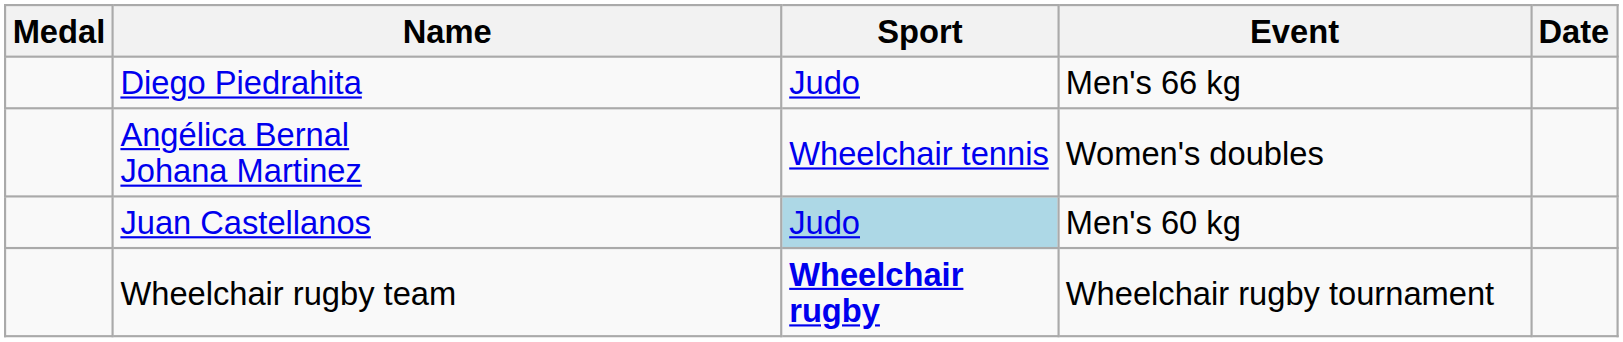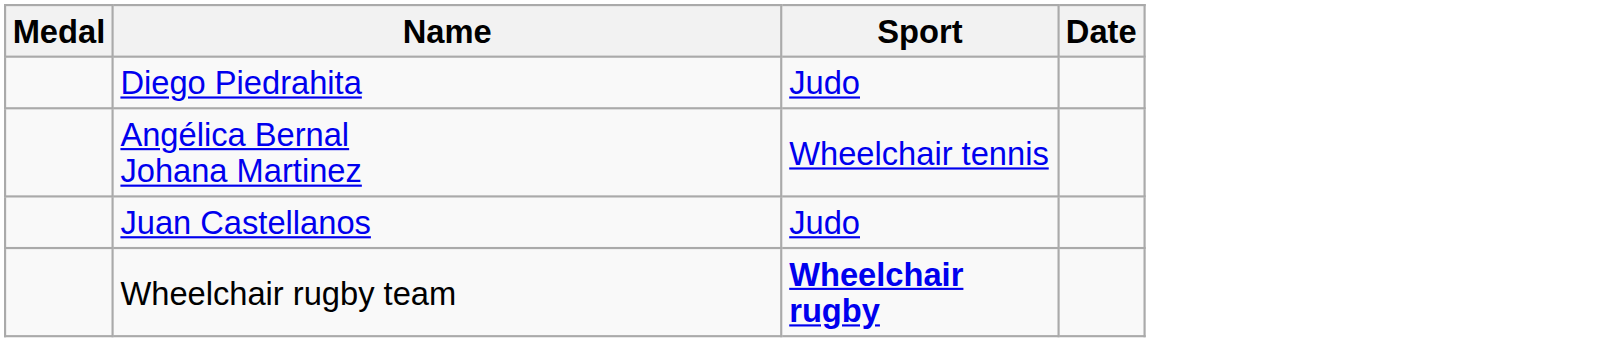- column: (1295, 31)
(825, 223) lightblue background -> (825, 223) no background
